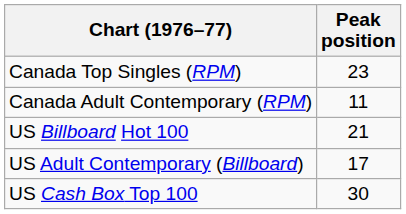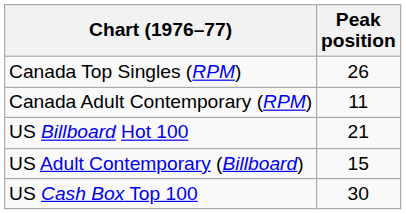(358, 71) 23 -> (358, 71) 26
(358, 163) 17 -> (358, 163) 15
